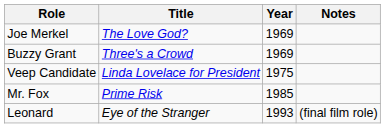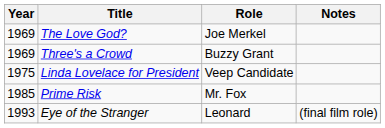columns swapped: (280, 14) <-> (52, 14)
